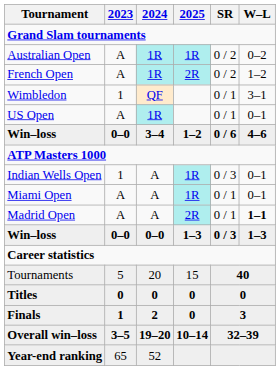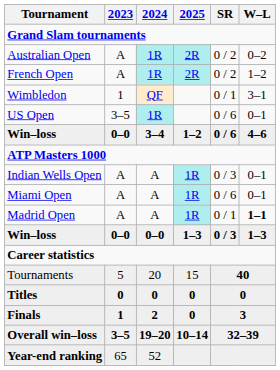(192, 54) 1R -> (192, 54) 2R
(120, 114) A -> (120, 114) 3–5
(225, 114) 0 / 1 -> (225, 114) 0 / 6
(120, 174) 1 -> (120, 174) A
(225, 194) 0 / 1 -> (225, 194) 0 / 6
(192, 214) 2R -> (192, 214) 1R
